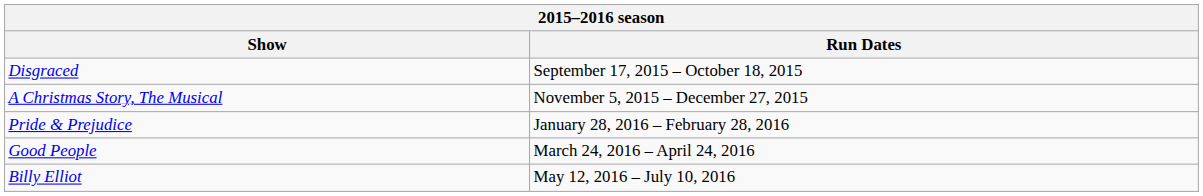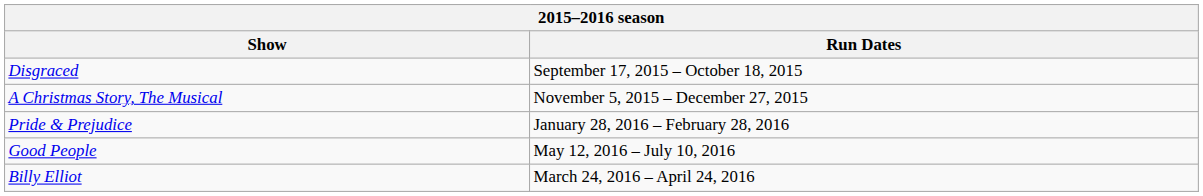(644, 151) March 24, 2016 – April 24, 2016 -> (634, 151) May 12, 2016 – July 10, 2016
(634, 177) May 12, 2016 – July 10, 2016 -> (644, 177) March 24, 2016 – April 24, 2016
